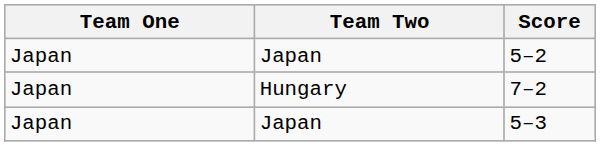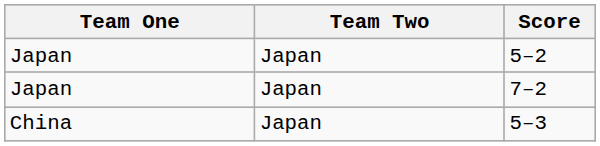(303, 90) Hungary -> (291, 90) Japan
(41, 123) Japan -> (41, 123) China
